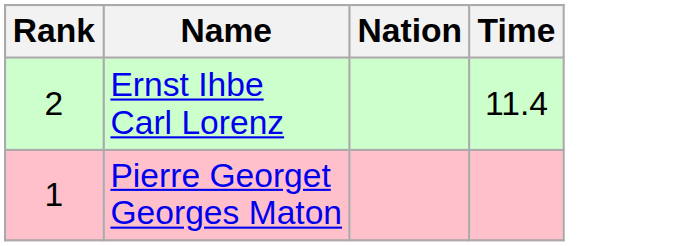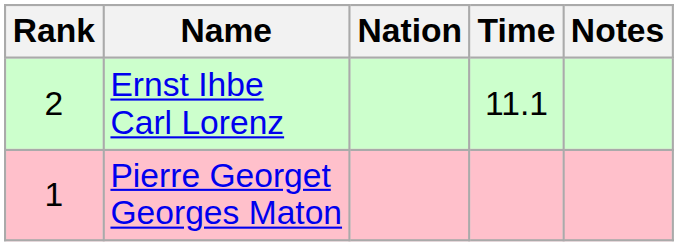+ column: (618, 31)
(516, 103) 11.4 -> (516, 103) 11.1
